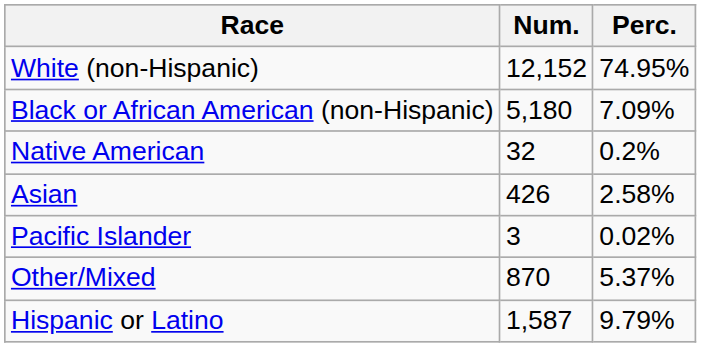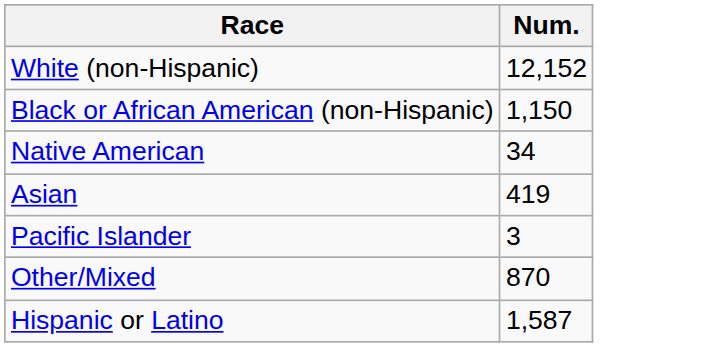- column: (644, 25)
(539, 109) 5,180 -> (539, 109) 1,150
(521, 151) 32 -> (521, 151) 34
(528, 194) 426 -> (528, 194) 419
